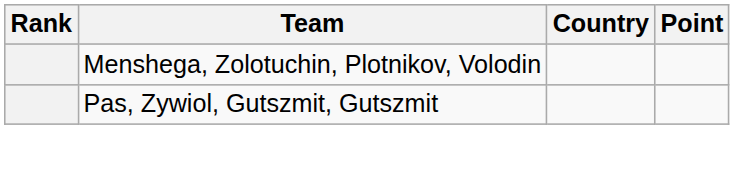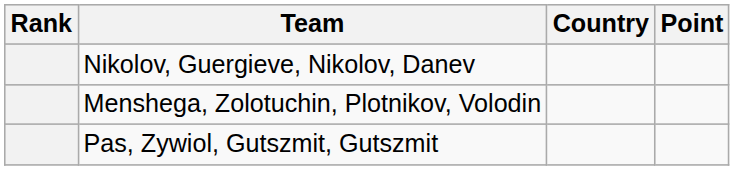+ row: (279, 64)
